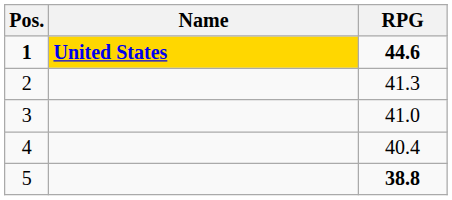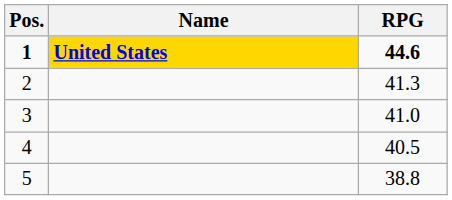(403, 147) 40.4 -> (403, 147) 40.5
(403, 178) bold -> (403, 178) normal
